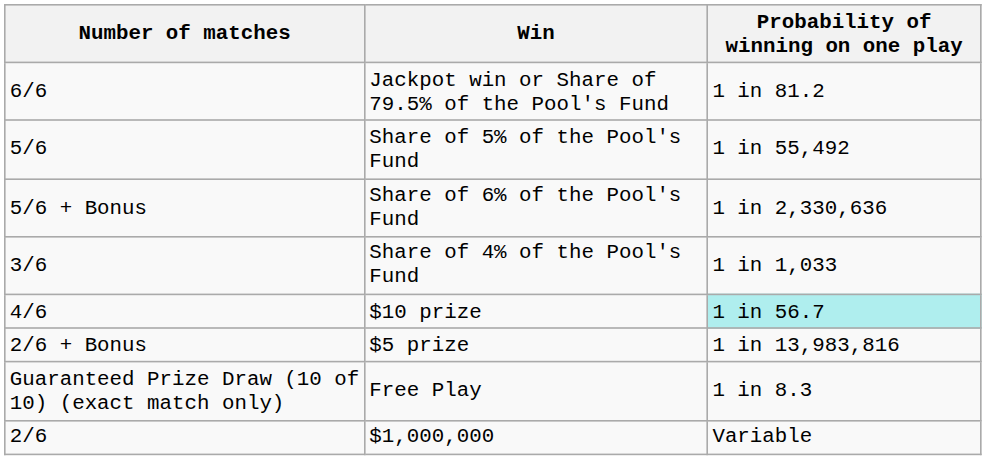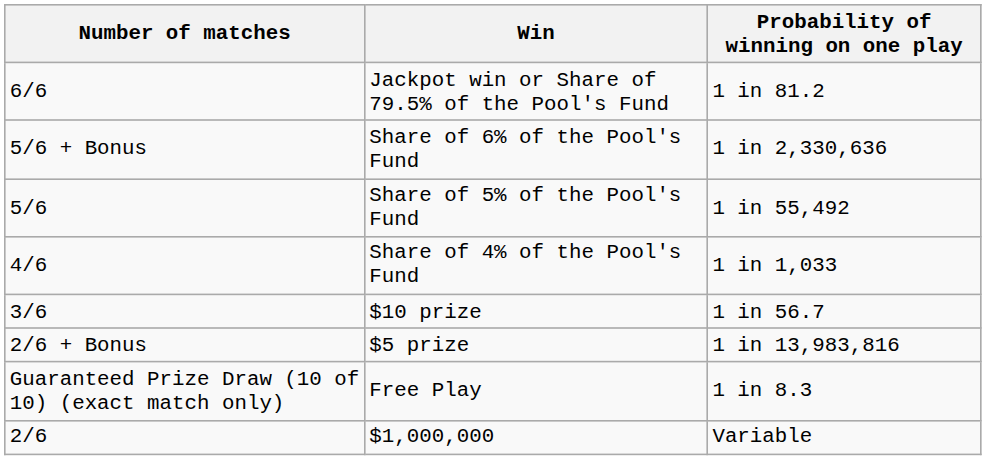rows swapped: (525, 207) <-> (525, 150)
(28, 265) 3/6 -> (28, 265) 4/6
(28, 311) 4/6 -> (28, 311) 3/6
(769, 311) paleturquoise background -> (769, 311) no background
